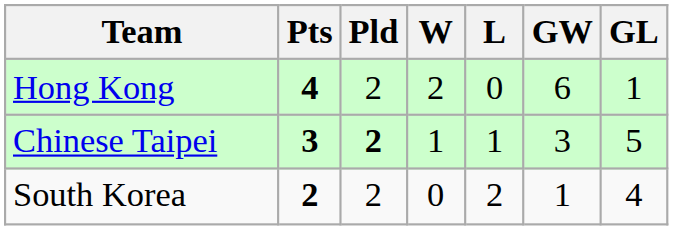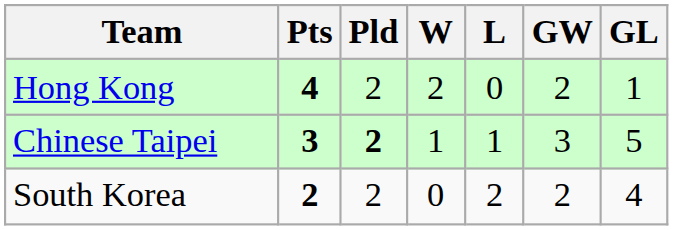(562, 86) 6 -> (562, 86) 2
(562, 195) 1 -> (562, 195) 2
